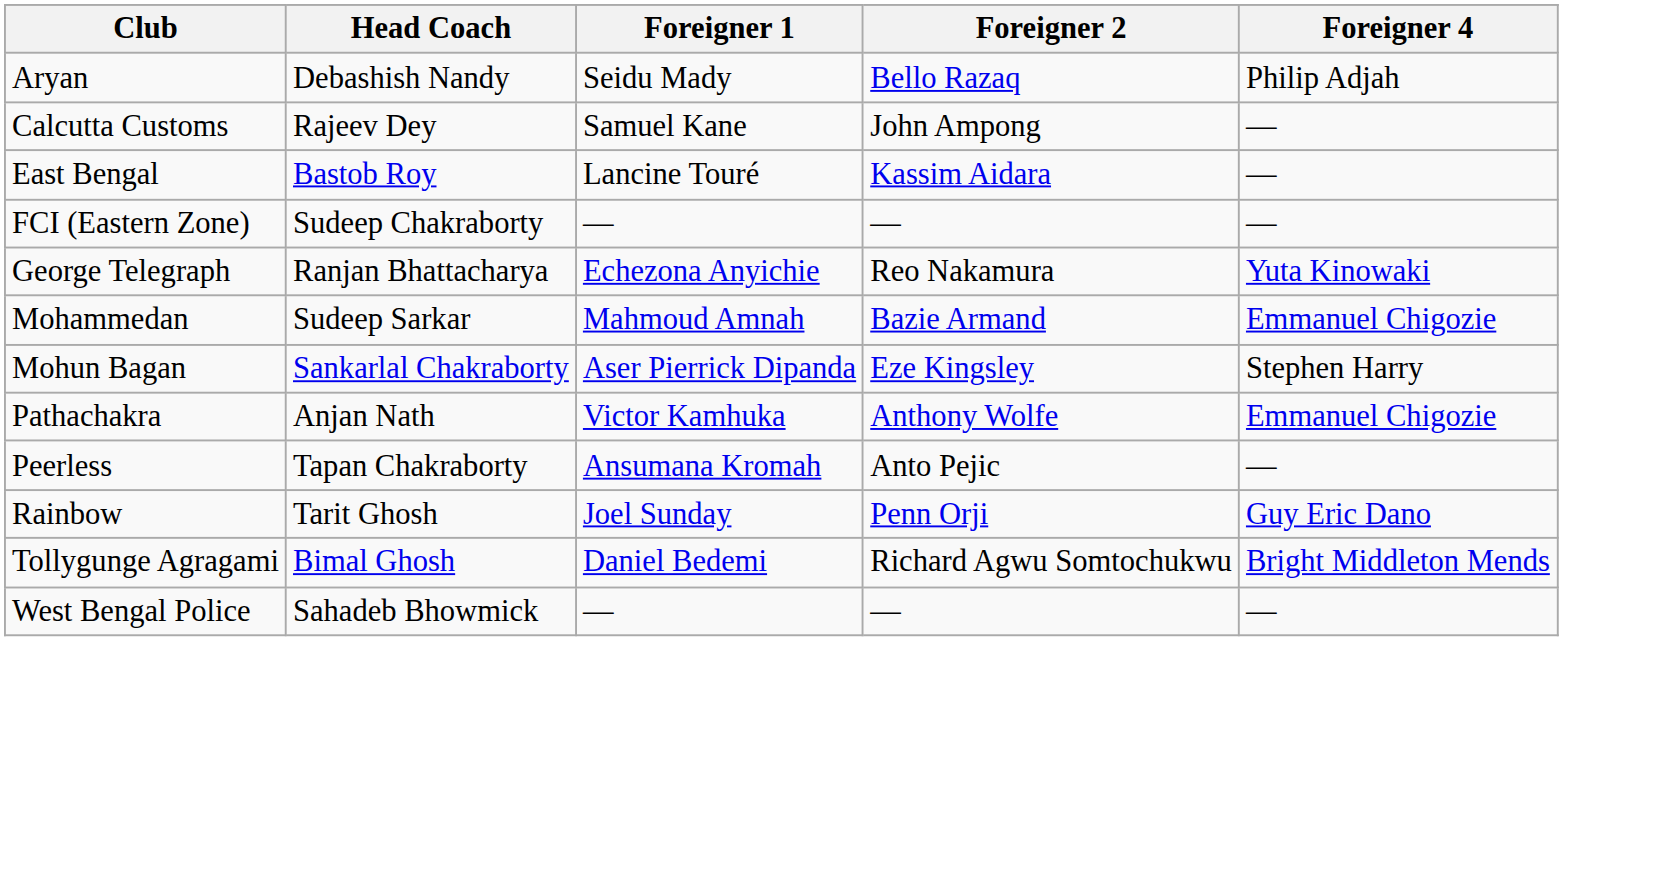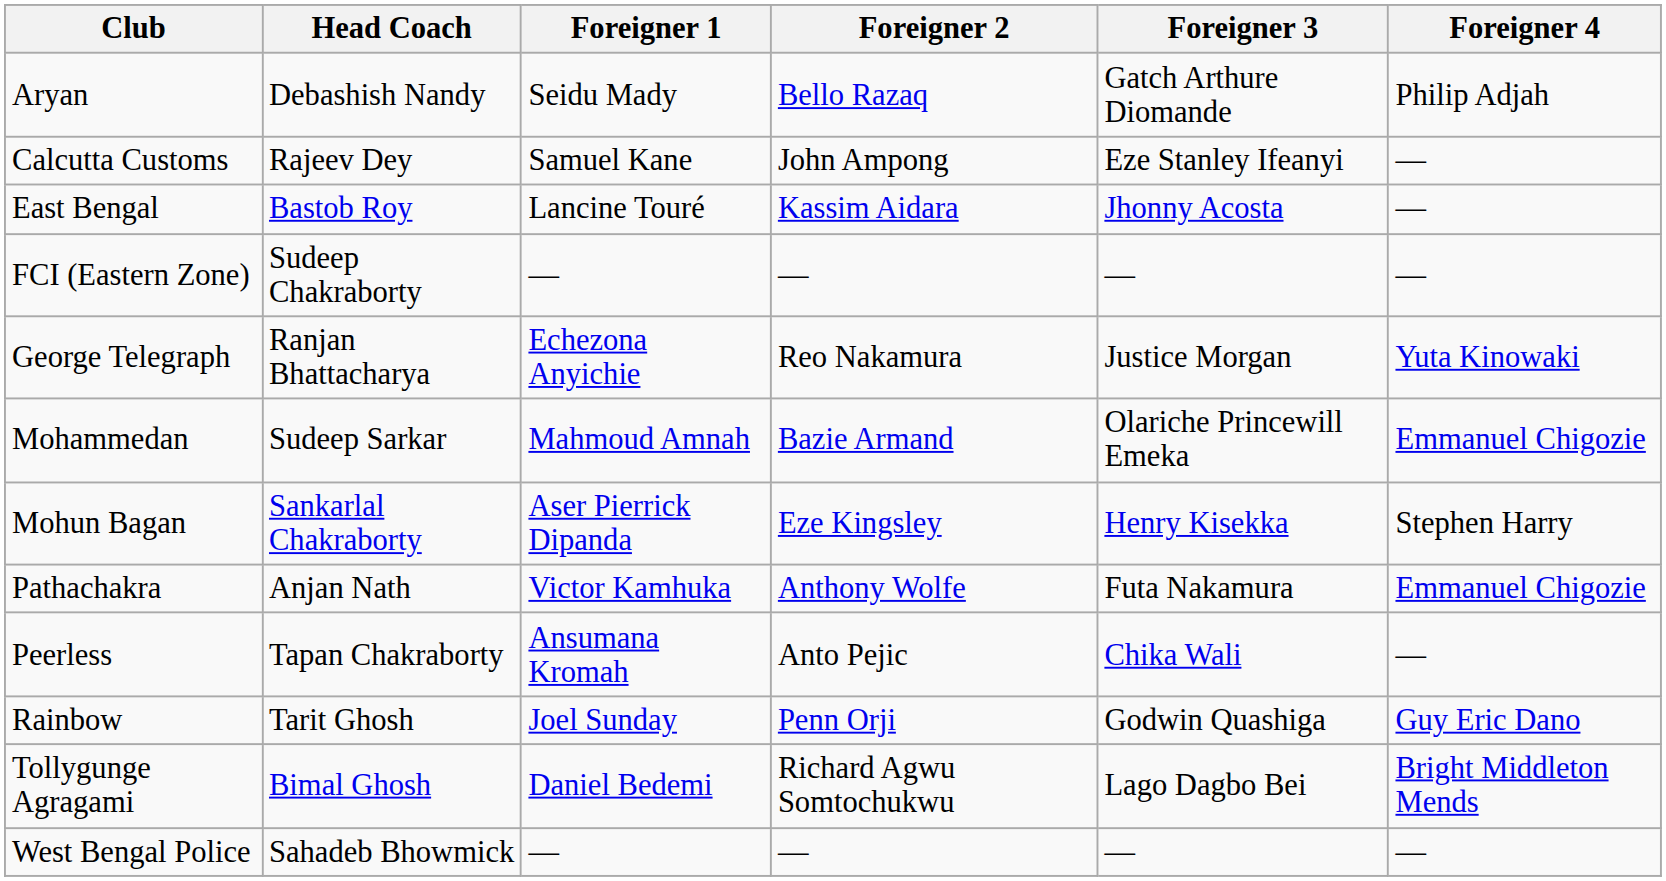+ column: (1243, 28)
